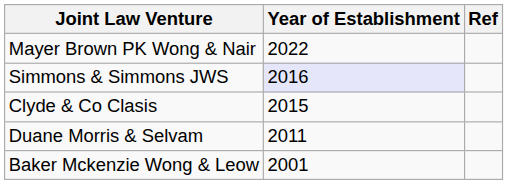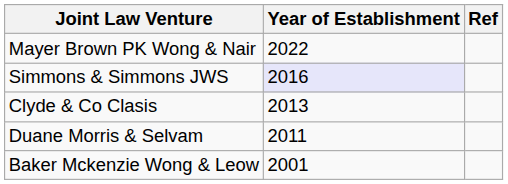(288, 106) 2015 -> (288, 106) 2013
